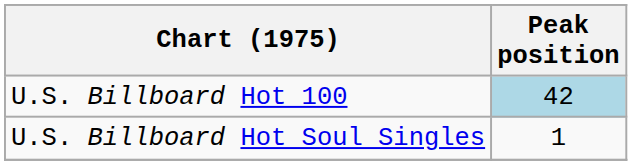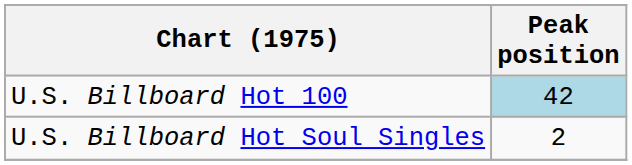(558, 138) 1 -> (558, 138) 2
